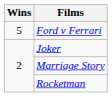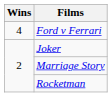(19, 30) 5 -> (19, 30) 4
